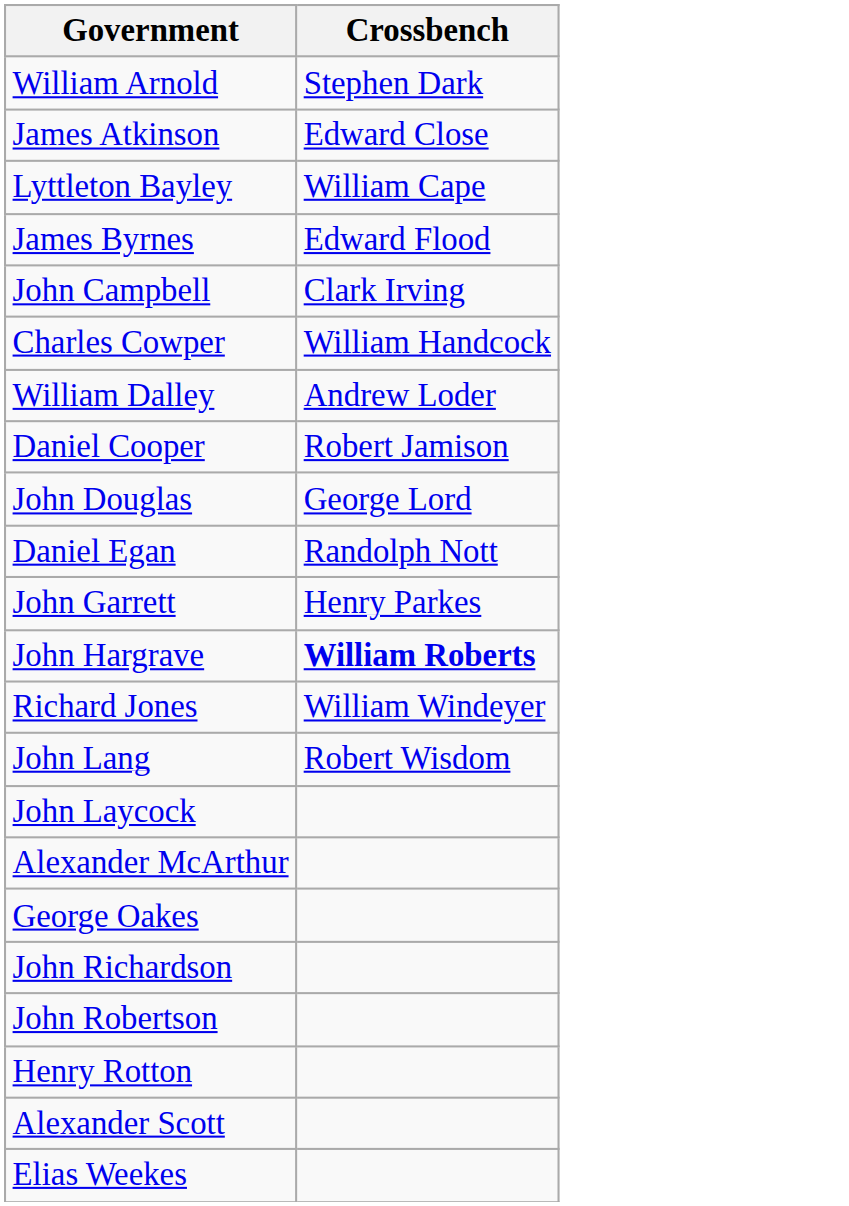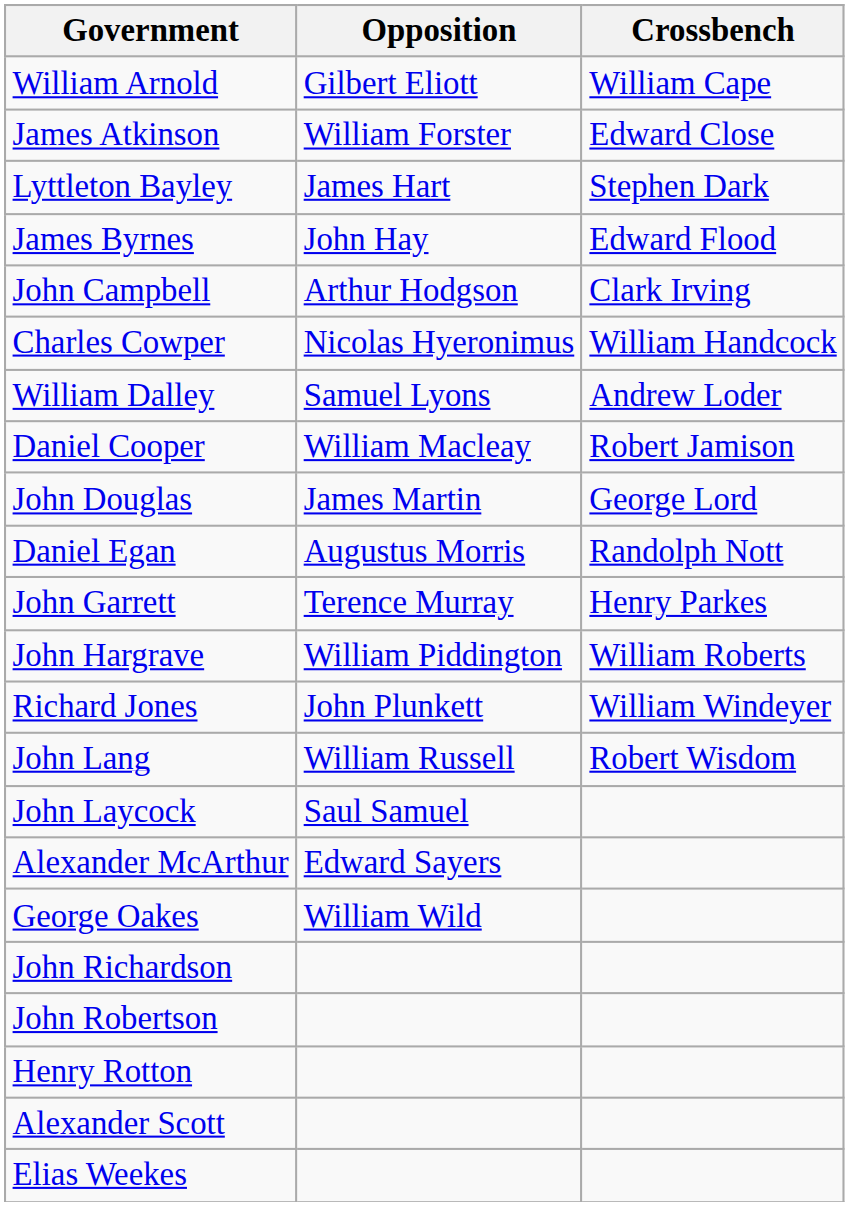+ column: (439, 30)
(393, 82) Stephen Dark -> (680, 82) William Cape
(395, 186) William Cape -> (679, 186) Stephen Dark
(420, 654) bold -> (698, 654) normal
